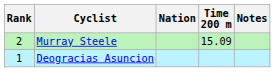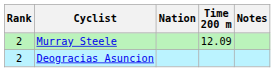(216, 41) 15.09 -> (216, 41) 12.09
(19, 58) 1 -> (19, 58) 2
